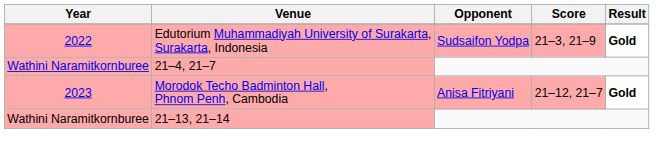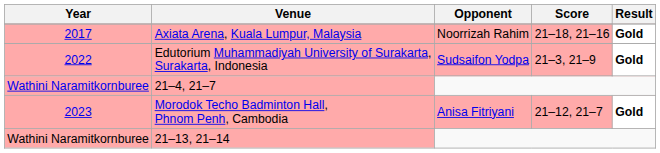+ row: (78, 34)
